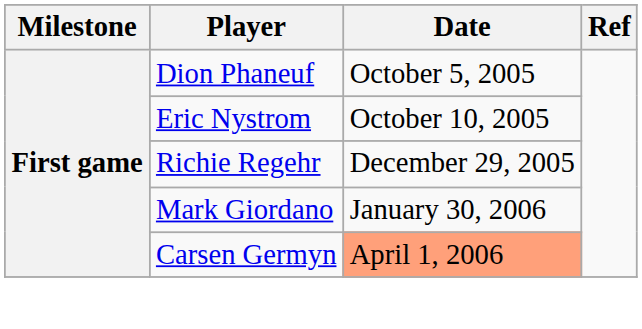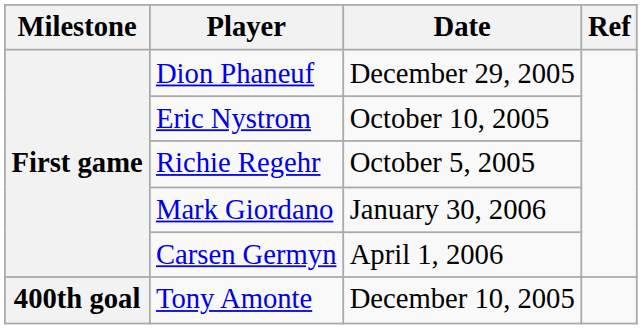(442, 72) October 5, 2005 -> (462, 72) December 29, 2005
(462, 163) December 29, 2005 -> (442, 163) October 5, 2005
(426, 254) lightsalmon background -> (426, 254) no background
+ row: (234, 299)
